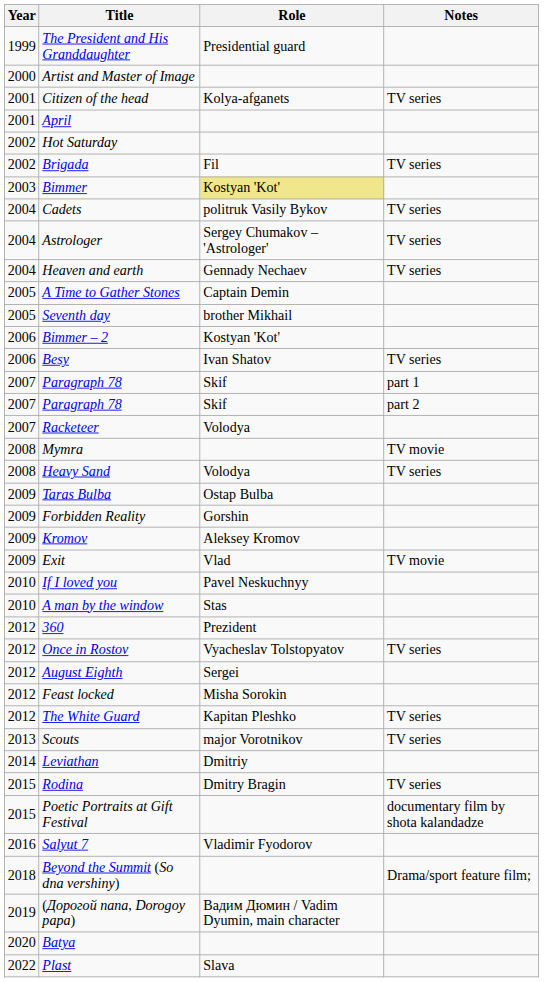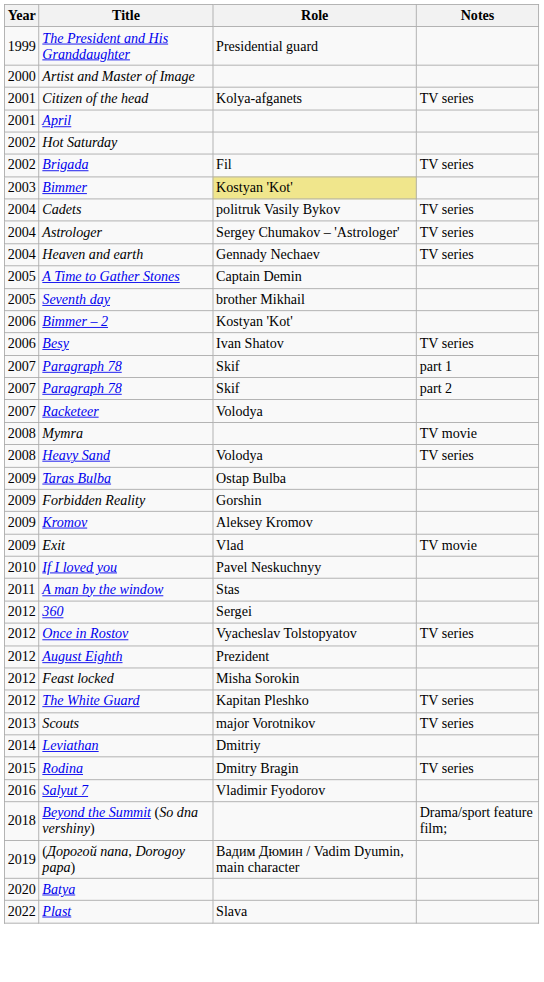(22, 605) 2010 -> (22, 589) 2011
(230, 627) Prezident -> (234, 612) Sergei
(221, 672) Sergei -> (243, 656) Prezident
- row: (107, 814)
